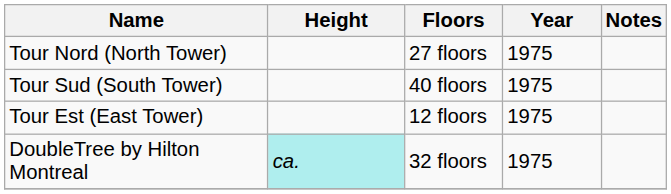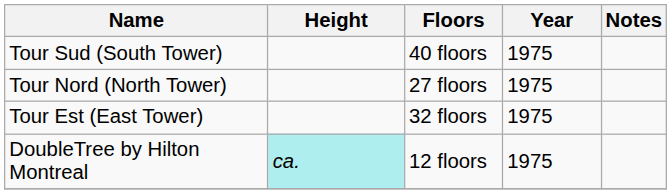rows swapped: (118, 52) <-> (116, 85)
(448, 117) 12 floors -> (448, 117) 32 floors
(448, 160) 32 floors -> (448, 160) 12 floors
